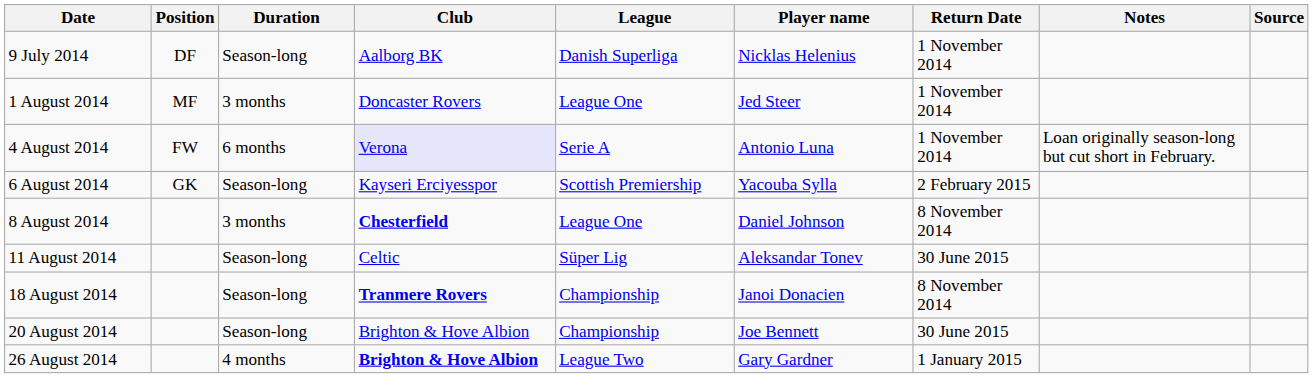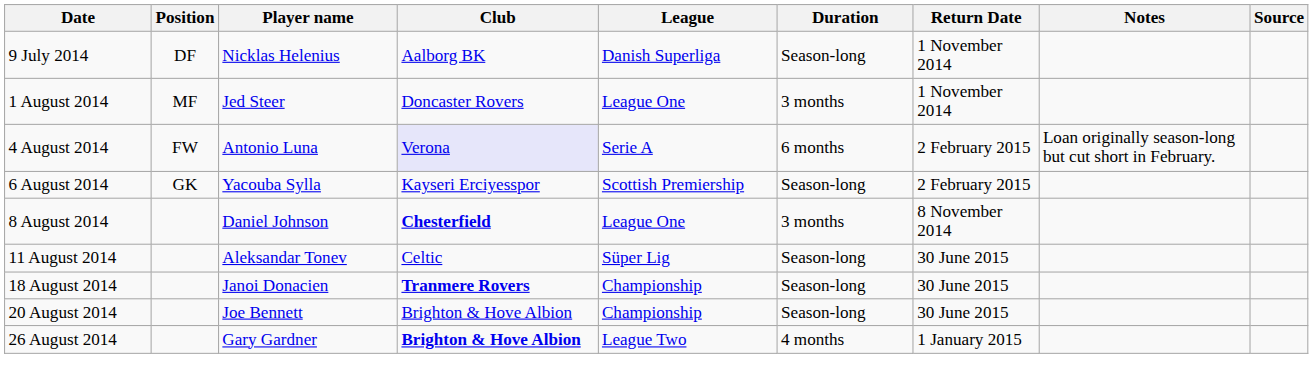columns swapped: (824, 18) <-> (287, 18)
(960, 147) 1 November 2014 -> (974, 147) 2 February 2015
(960, 294) 8 November 2014 -> (963, 285) 30 June 2015
